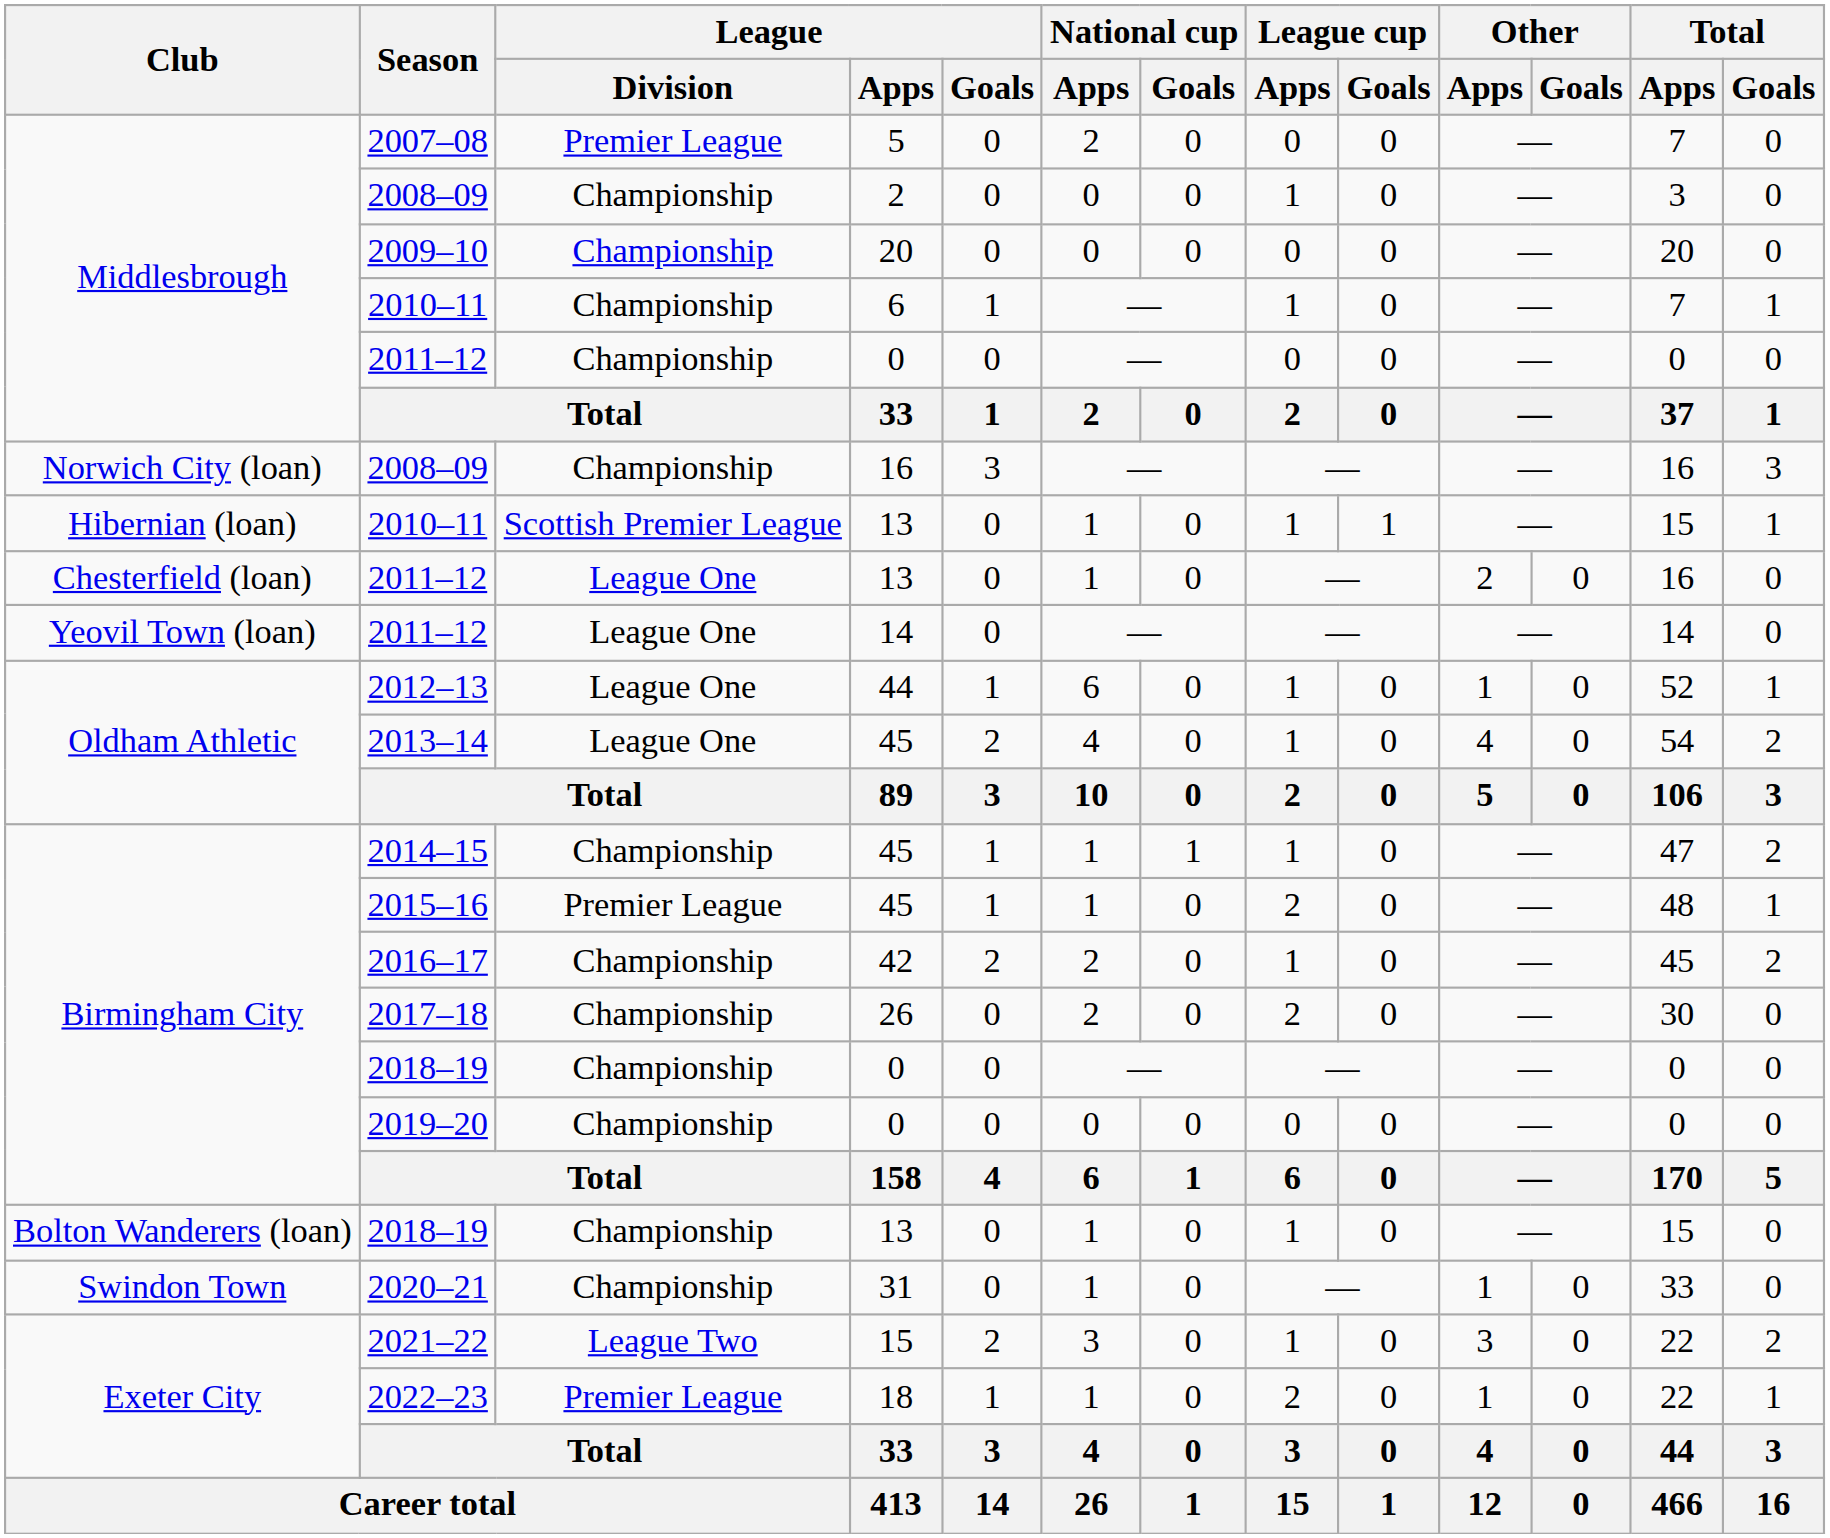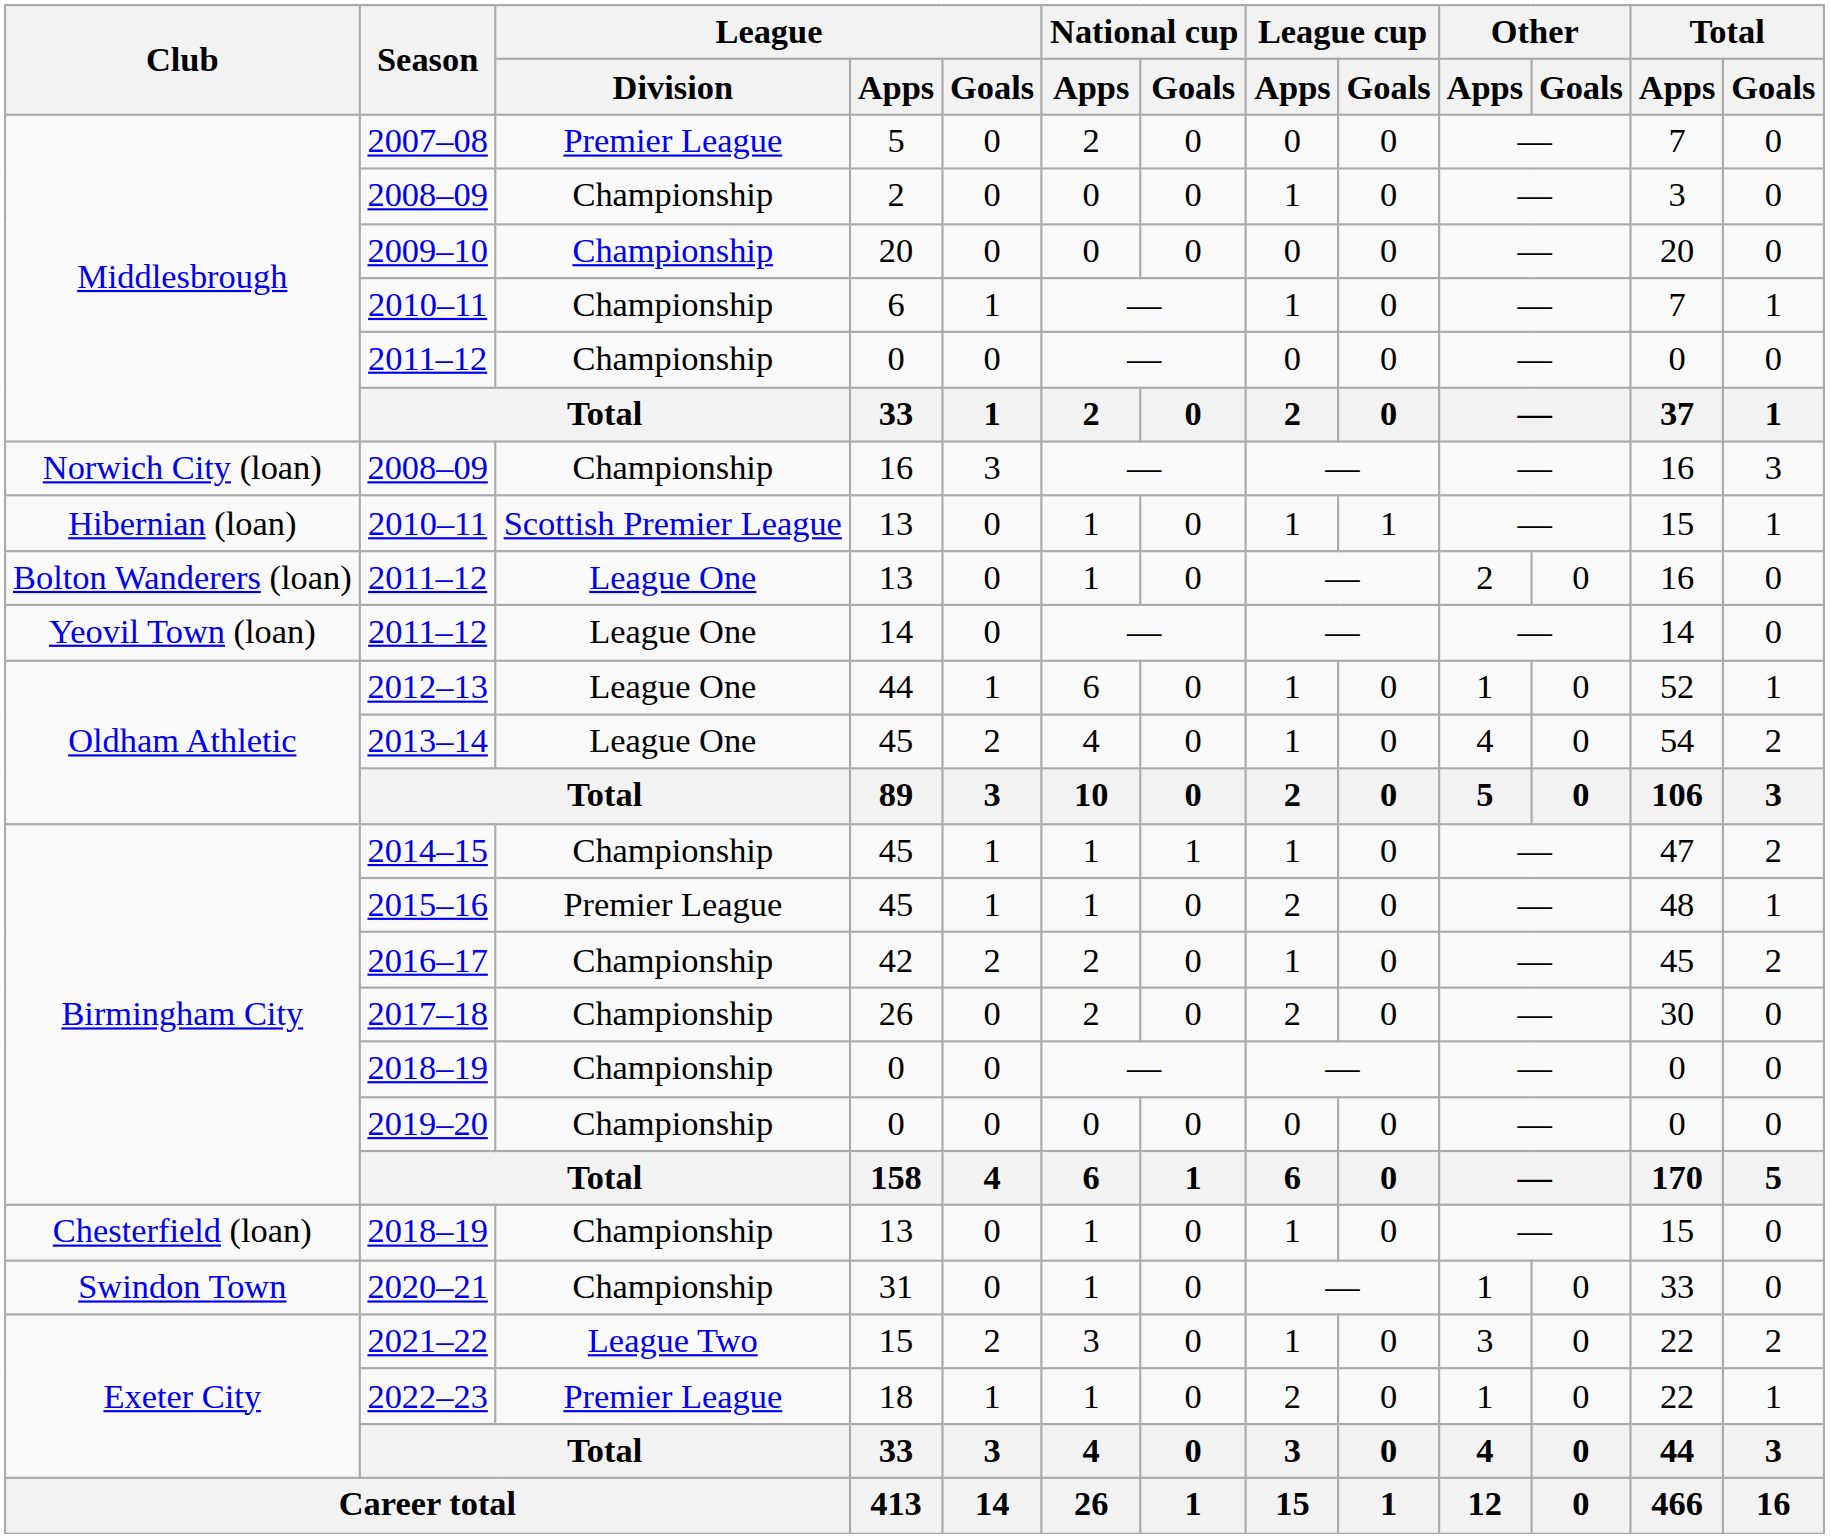(182, 577) Chesterfield (loan) -> (182, 577) Bolton Wanderers (loan)
(182, 1232) Bolton Wanderers (loan) -> (182, 1232) Chesterfield (loan)
